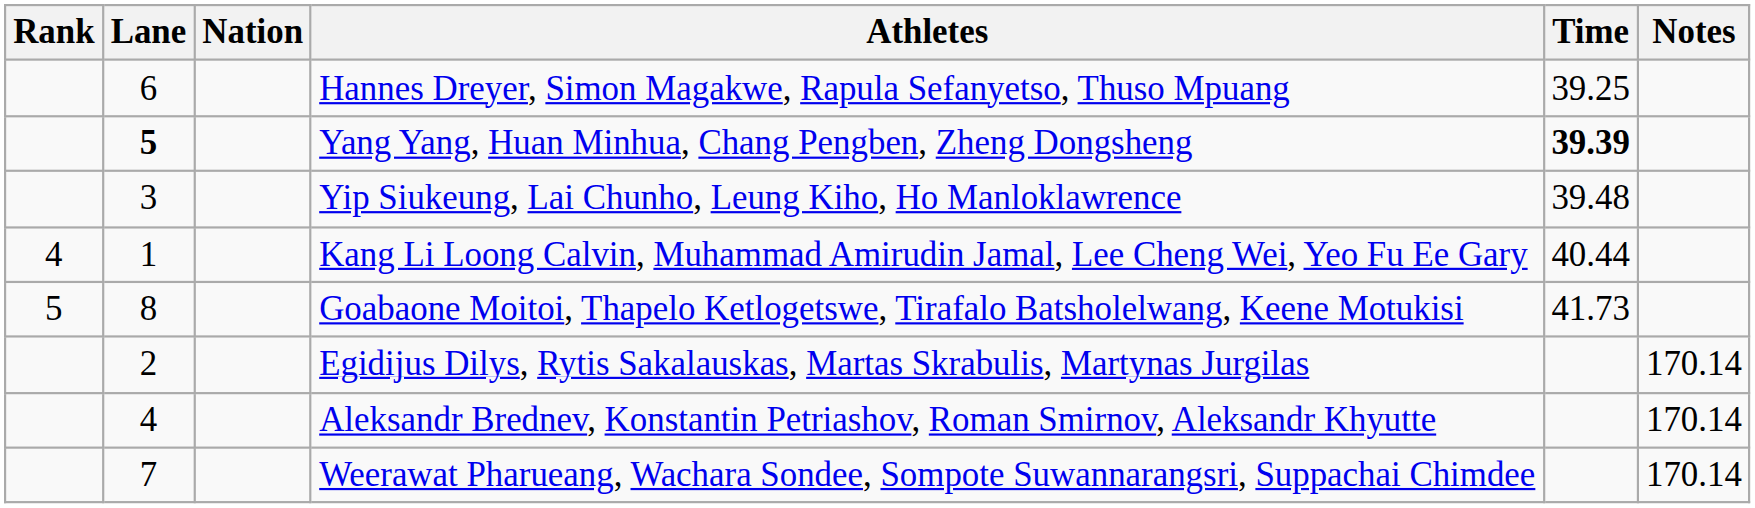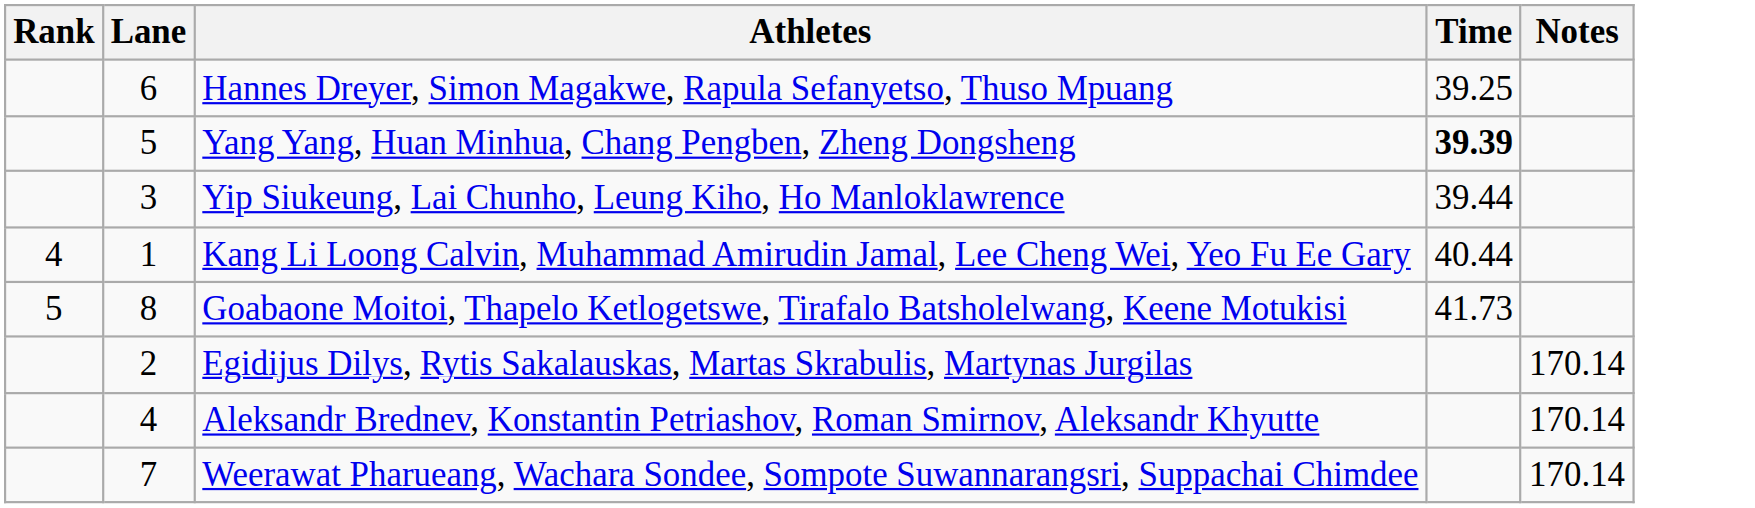- column: (253, 32)
(148, 142) bold -> (148, 142) normal
(1591, 198) 39.48 -> (1474, 198) 39.44
